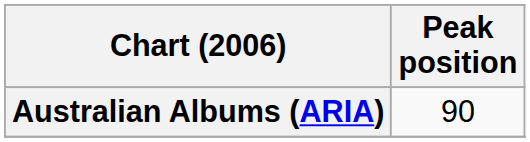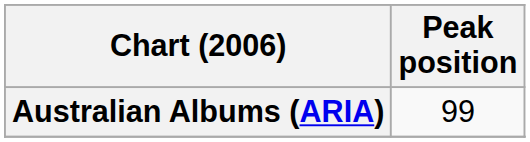(458, 111) 90 -> (458, 111) 99
